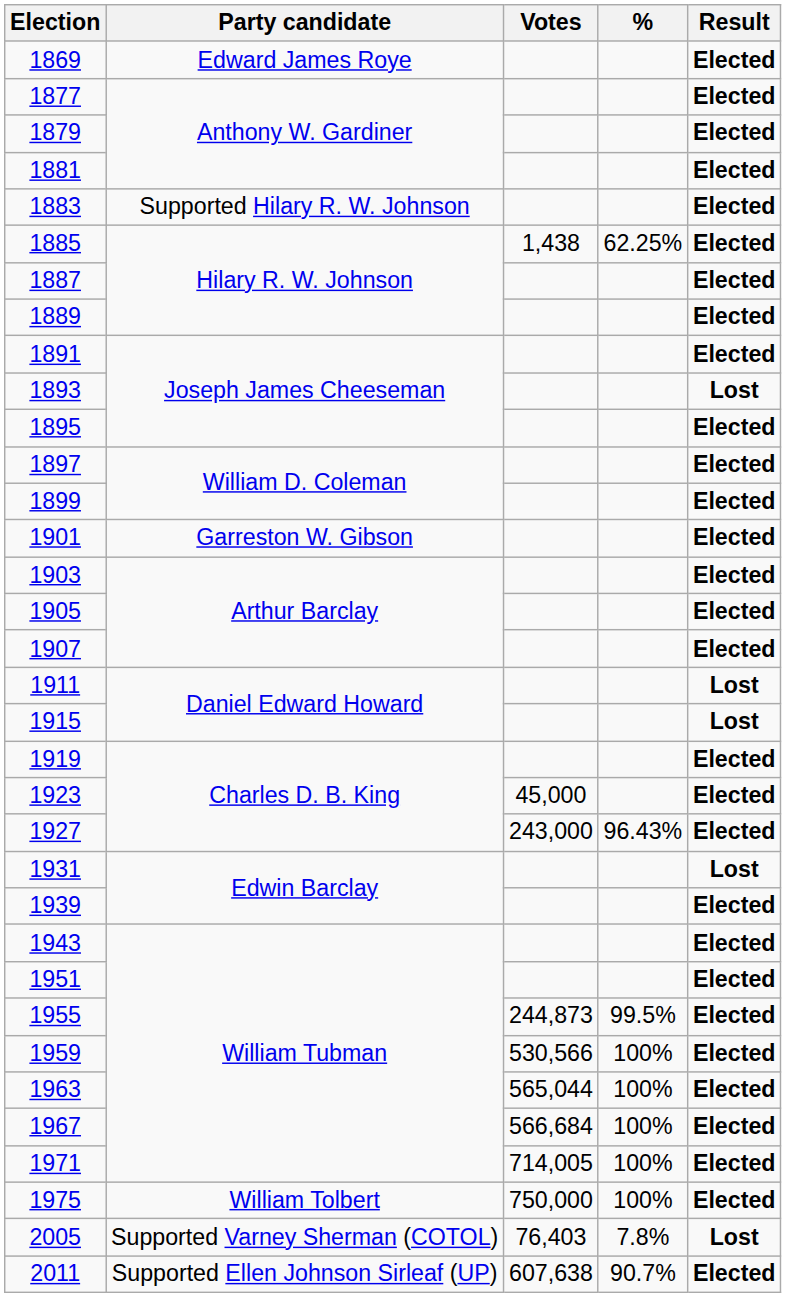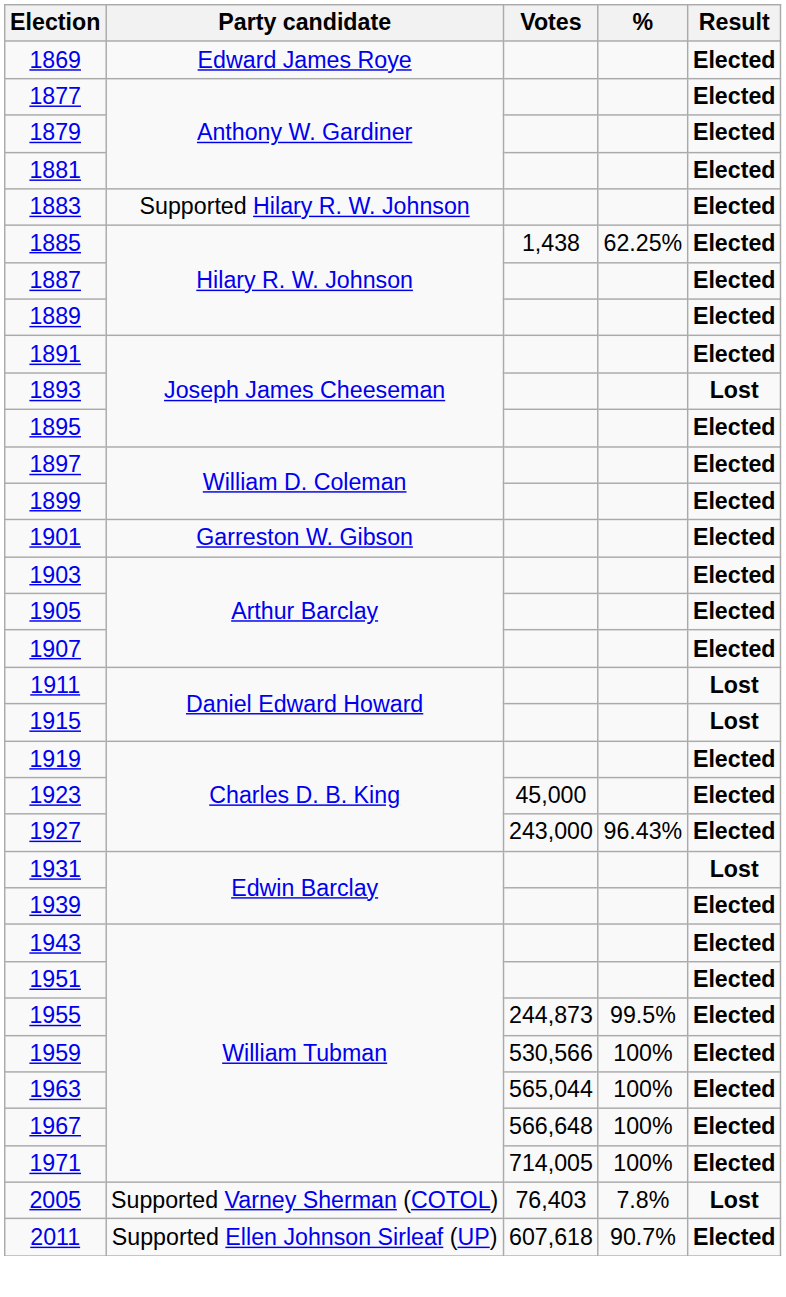(551, 1126) 566,684 -> (551, 1126) 566,648
- row: (55, 1200)
(551, 1273) 607,638 -> (551, 1237) 607,618
